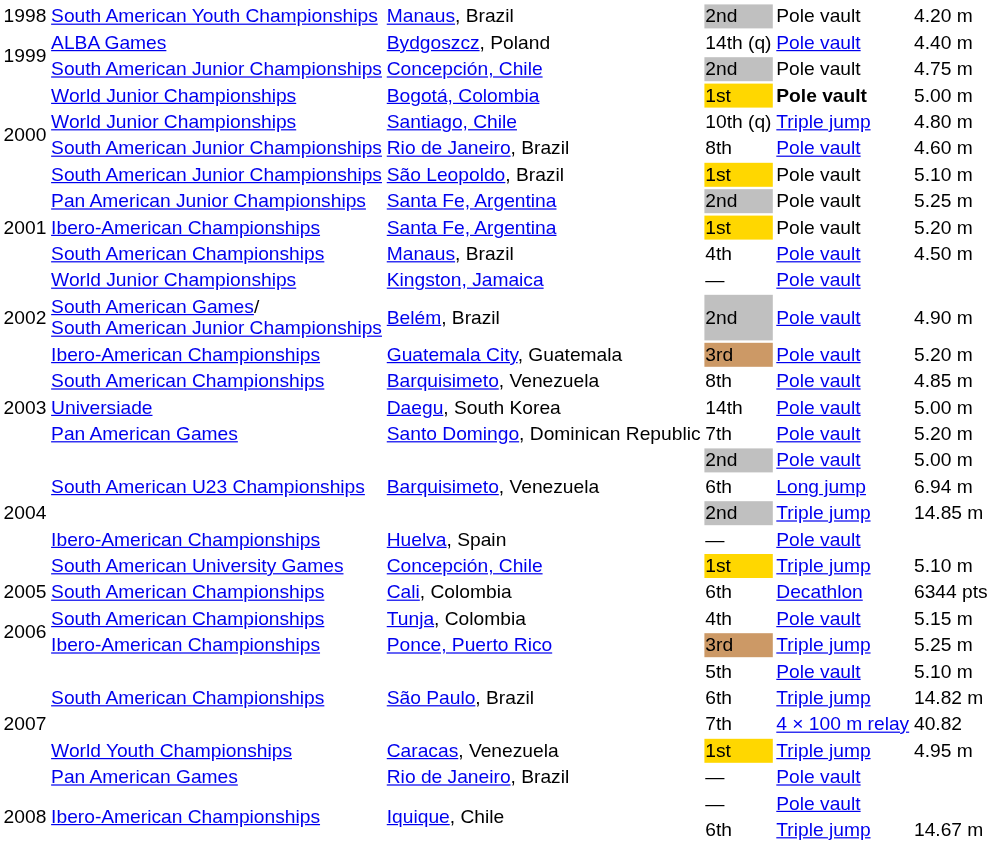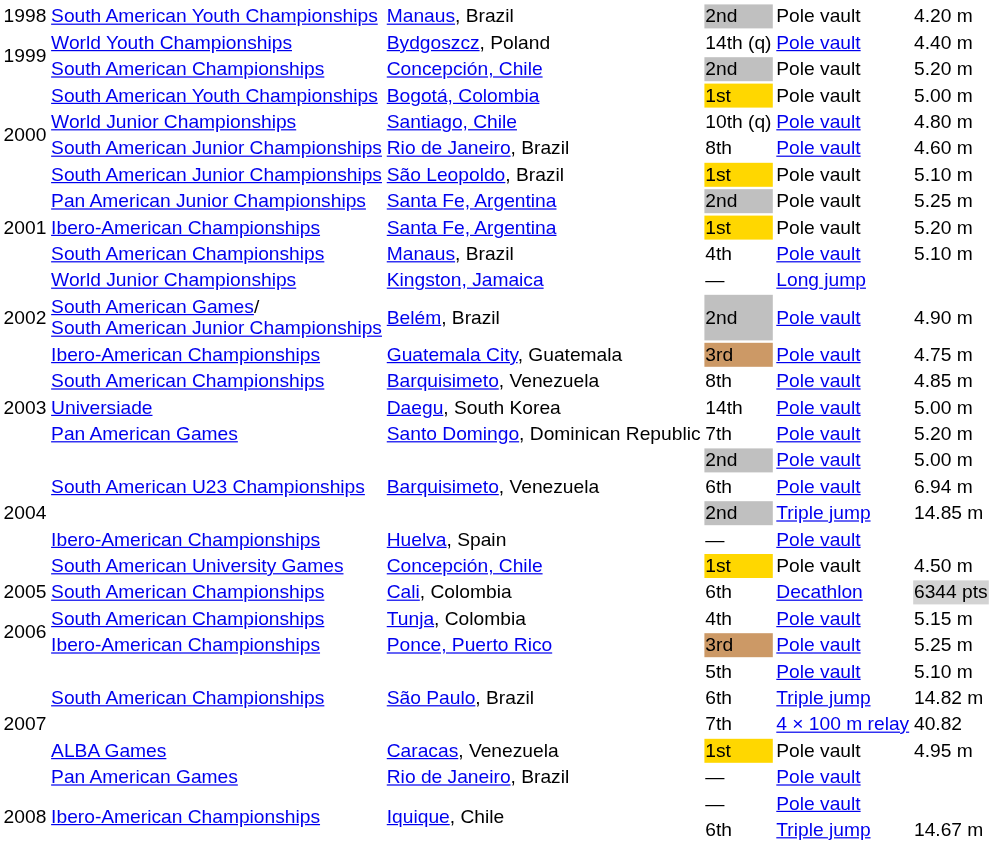(109, 42) ALBA Games -> (172, 42) World Youth Championships
(217, 69) South American Junior Championships -> (188, 69) South American Championships
(943, 69) 4.75 m -> (943, 69) 5.20 m
(174, 95) World Junior Championships -> (214, 95) South American Youth Championships
(822, 95) bold -> (818, 95) normal
(823, 121) Triple jump -> (818, 121) Pole vault
(943, 253) 4.50 m -> (943, 253) 5.10 m
(818, 280) Pole vault -> (821, 280) Long jump
(943, 354) 5.20 m -> (943, 354) 4.75 m
(821, 486) Long jump -> (818, 486) Pole vault
(823, 565) Triple jump -> (818, 565) Pole vault
(943, 565) 5.10 m -> (943, 565) 4.50 m
(951, 592) no background -> (951, 592) lightgrey background
(823, 645) Triple jump -> (818, 645) Pole vault
(172, 750) World Youth Championships -> (109, 750) ALBA Games
(823, 750) Triple jump -> (818, 750) Pole vault
